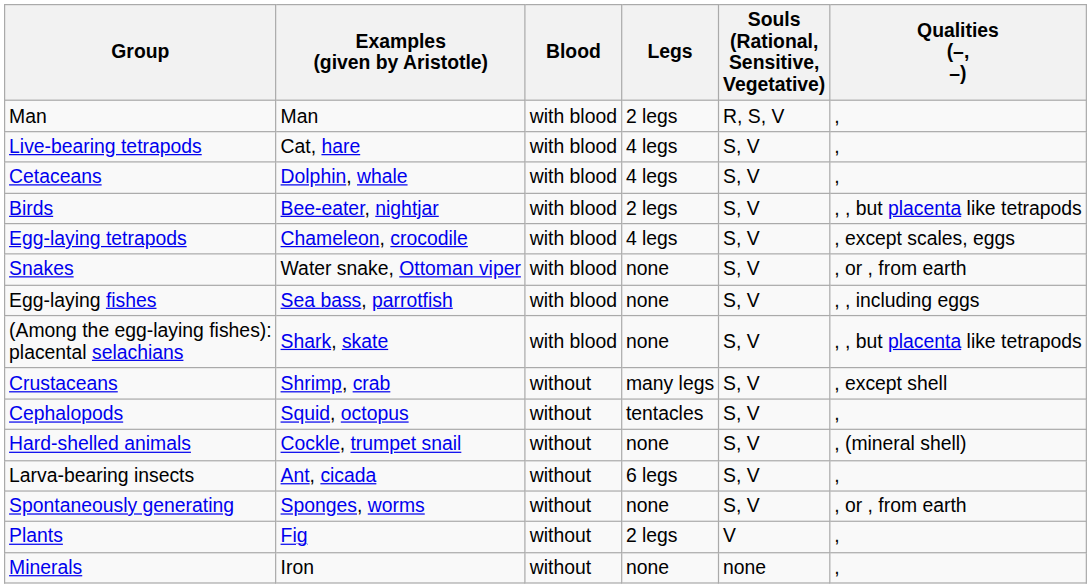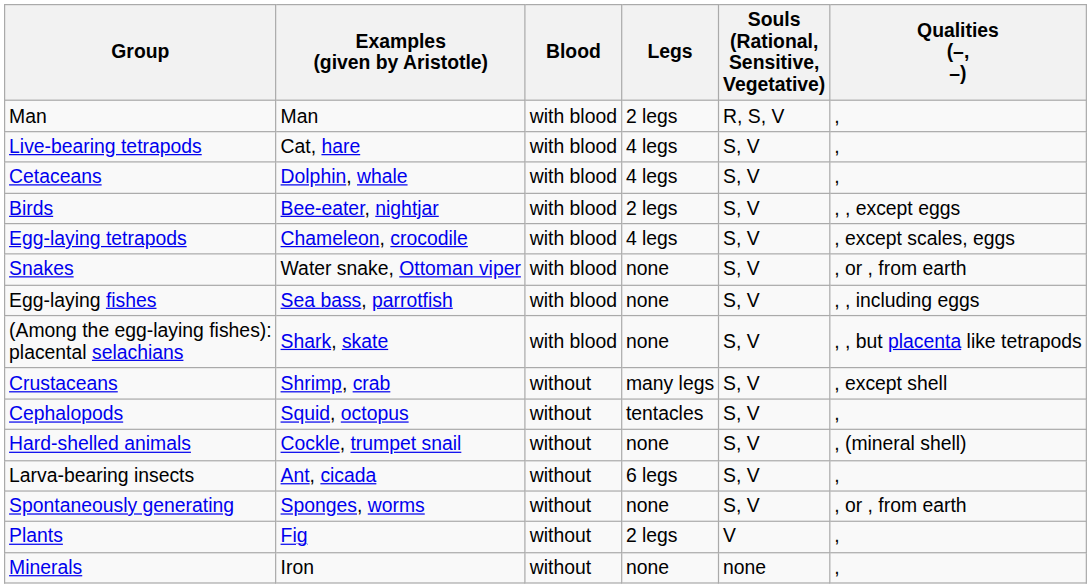(958, 208) , , but placenta like tetrapods -> (897, 208) , , except eggs
